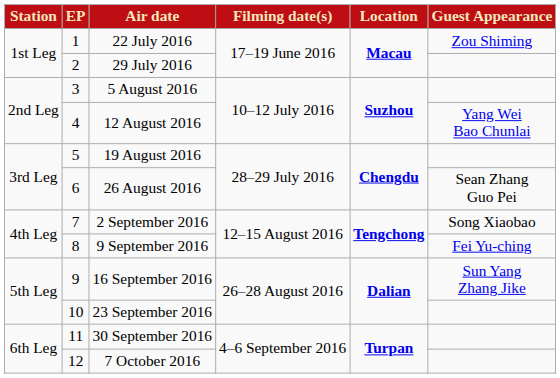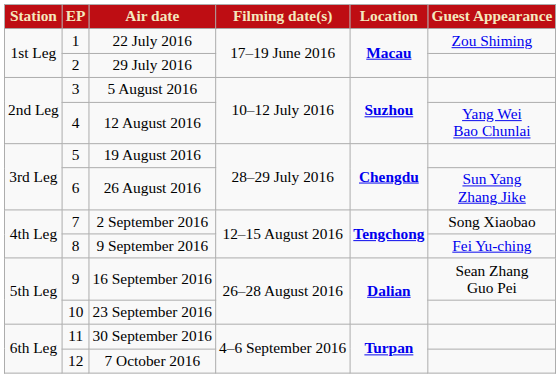(492, 188) Sean Zhang Guo Pei -> (492, 188) Sun Yang Zhang Jike
(492, 279) Sun Yang Zhang Jike -> (492, 279) Sean Zhang Guo Pei
